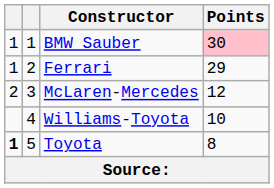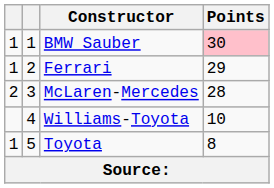(216, 94) 12 -> (216, 94) 28
(14, 145) bold -> (14, 145) normal
